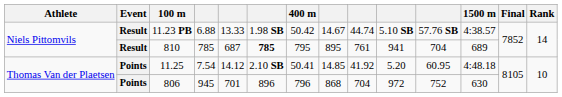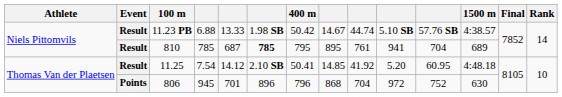(133, 66) Points -> (133, 66) Result
